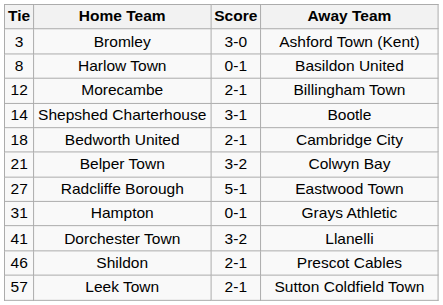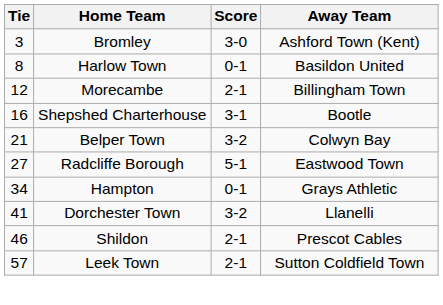(19, 115) 14 -> (19, 115) 16
- row: (122, 139)
(19, 213) 31 -> (19, 189) 34
